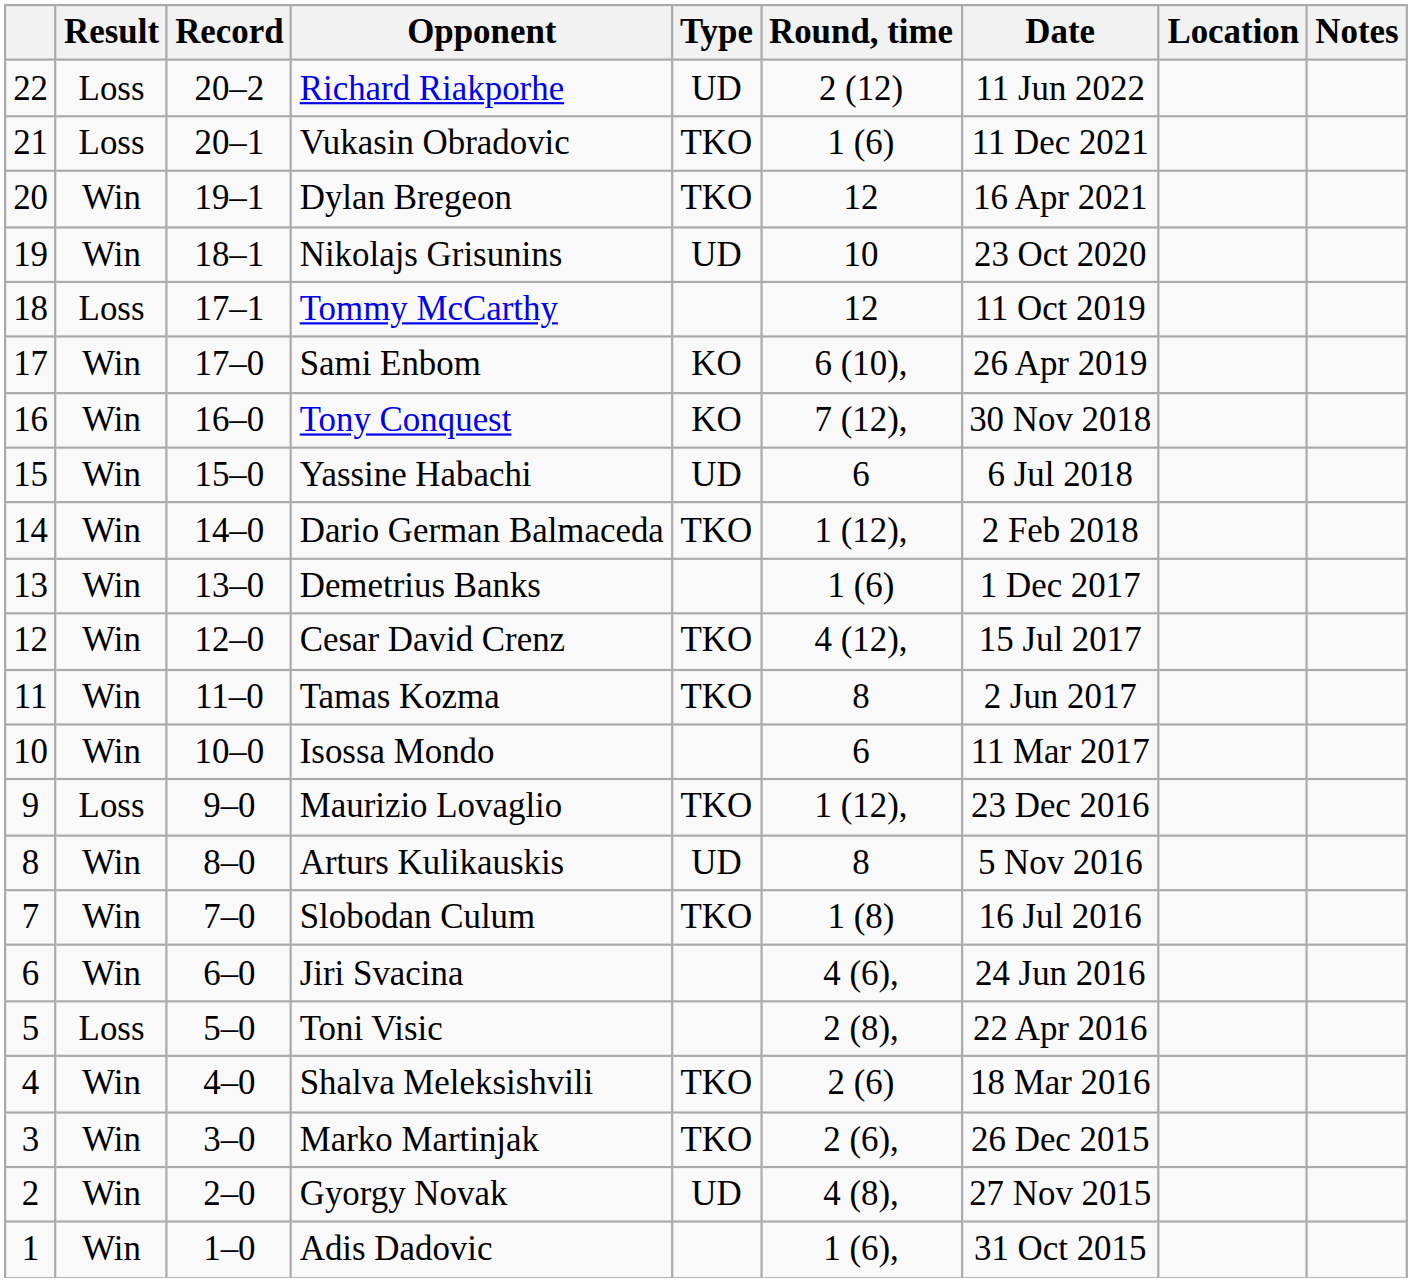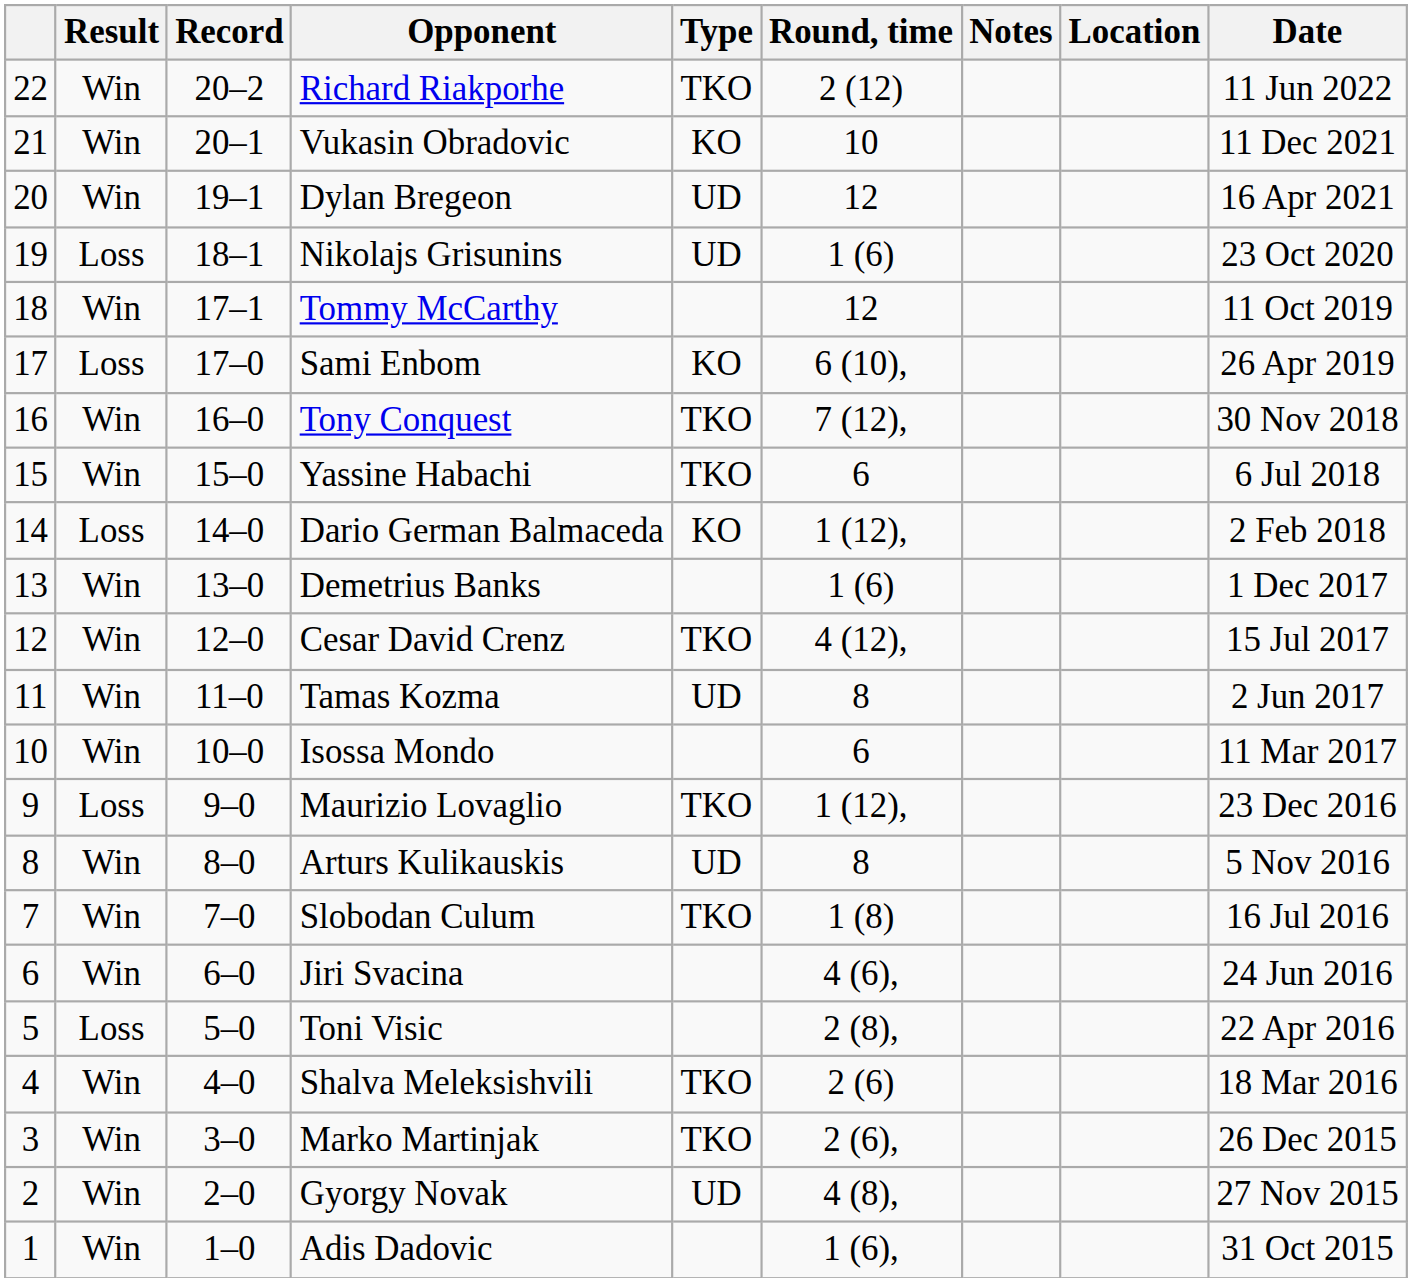columns swapped: (1060, 32) <-> (1357, 32)
(112, 87) Loss -> (112, 87) Win
(716, 87) UD -> (716, 87) TKO
(112, 142) Loss -> (112, 142) Win
(716, 142) TKO -> (716, 142) KO
(861, 142) 1 (6) -> (861, 142) 10
(716, 198) TKO -> (716, 198) UD
(112, 253) Win -> (112, 253) Loss
(861, 253) 10 -> (861, 253) 1 (6)
(112, 308) Loss -> (112, 308) Win
(112, 364) Win -> (112, 364) Loss
(716, 419) KO -> (716, 419) TKO
(716, 474) UD -> (716, 474) TKO
(112, 530) Win -> (112, 530) Loss
(716, 530) TKO -> (716, 530) KO
(716, 695) TKO -> (716, 695) UD
